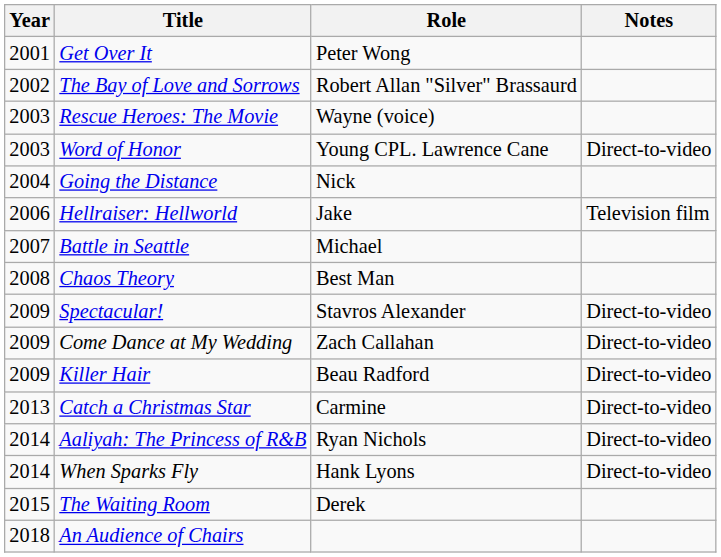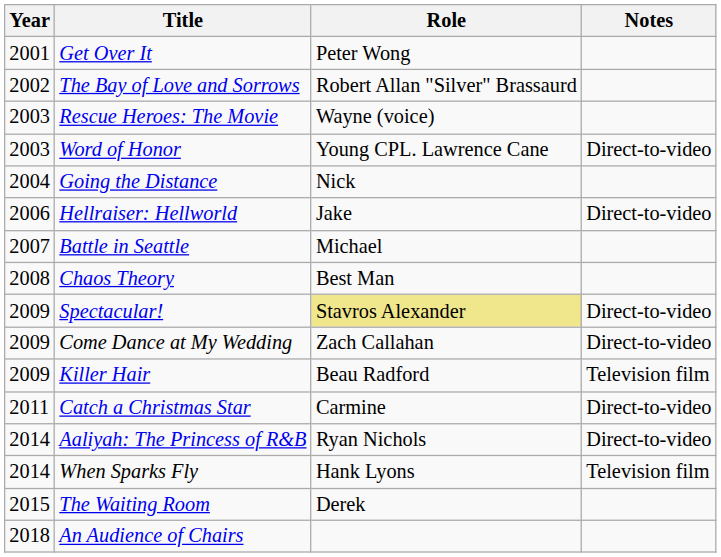(648, 213) Television film -> (649, 213) Direct-to-video
(391, 310) no background -> (391, 310) khaki background
(649, 375) Direct-to-video -> (648, 375) Television film
(30, 407) 2013 -> (29, 407) 2011
(649, 471) Direct-to-video -> (648, 471) Television film
